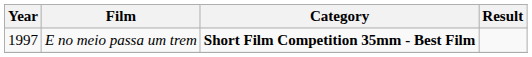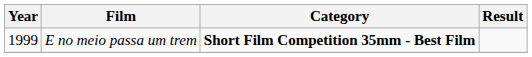(23, 40) 1997 -> (23, 40) 1999
